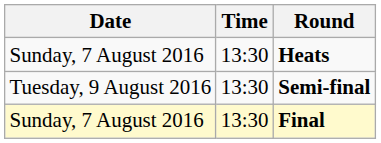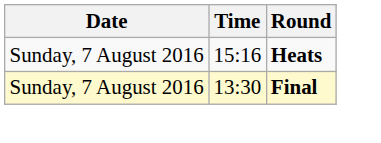(245, 54) 13:30 -> (237, 54) 15:16
- row: (324, 87)
